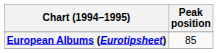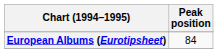(191, 40) 85 -> (191, 40) 84
